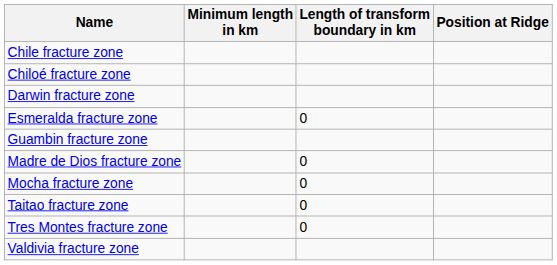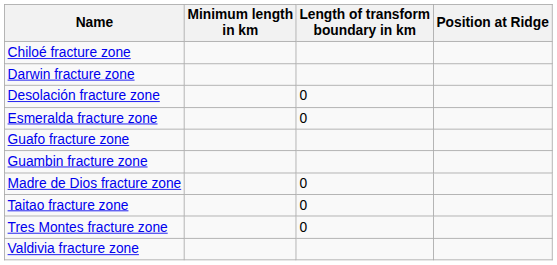- row: (65, 52)
+ row: (84, 96)
+ row: (68, 140)
- row: (70, 183)
